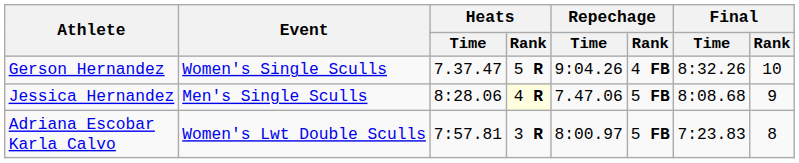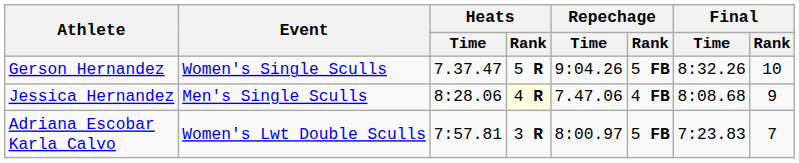(650, 70) 4 FB -> (650, 70) 5 FB
(650, 97) 5 FB -> (650, 97) 4 FB
(772, 134) 8 -> (772, 134) 7
